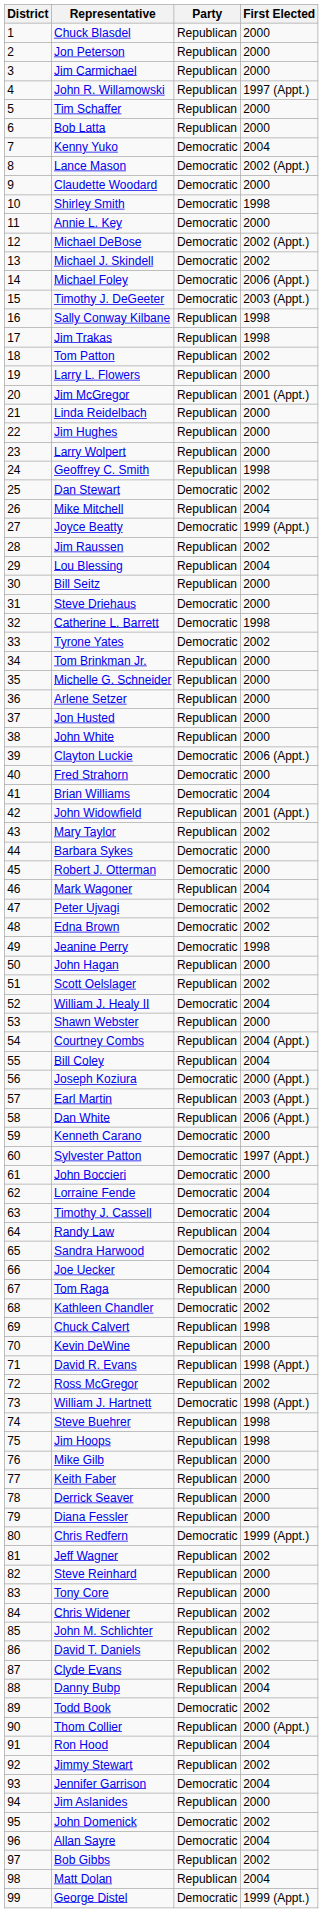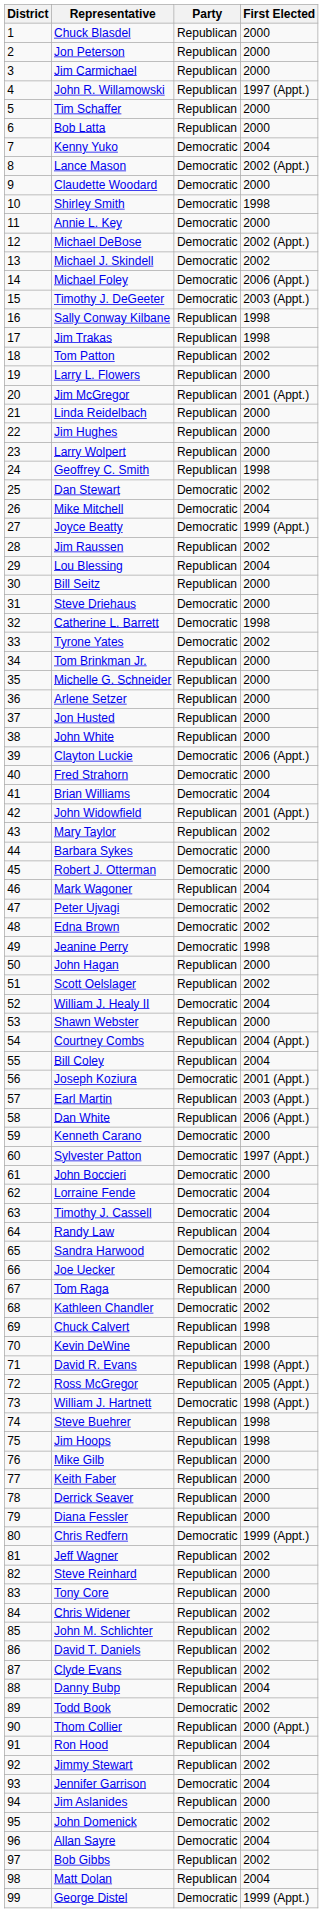(207, 508) Republican -> (207, 508) Democratic
(276, 1079) 2000 (Appt.) -> (276, 1079) 2001 (Appt.)
(256, 1384) 2002 -> (276, 1384) 2005 (Appt.)
